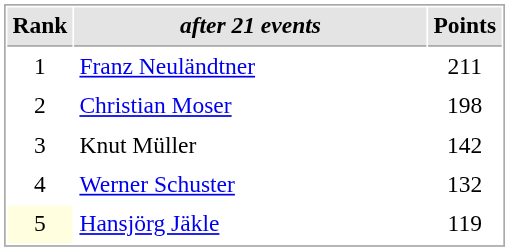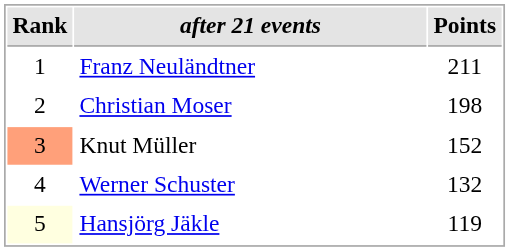(40, 145) no background -> (40, 145) lightsalmon background
(465, 145) 142 -> (465, 145) 152
